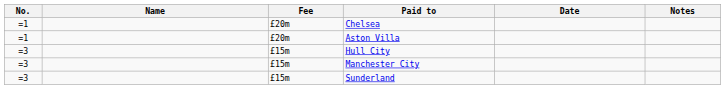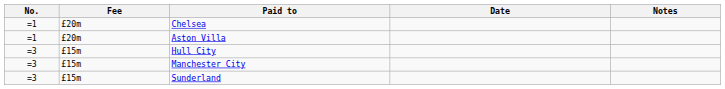- column: (155, 11)
